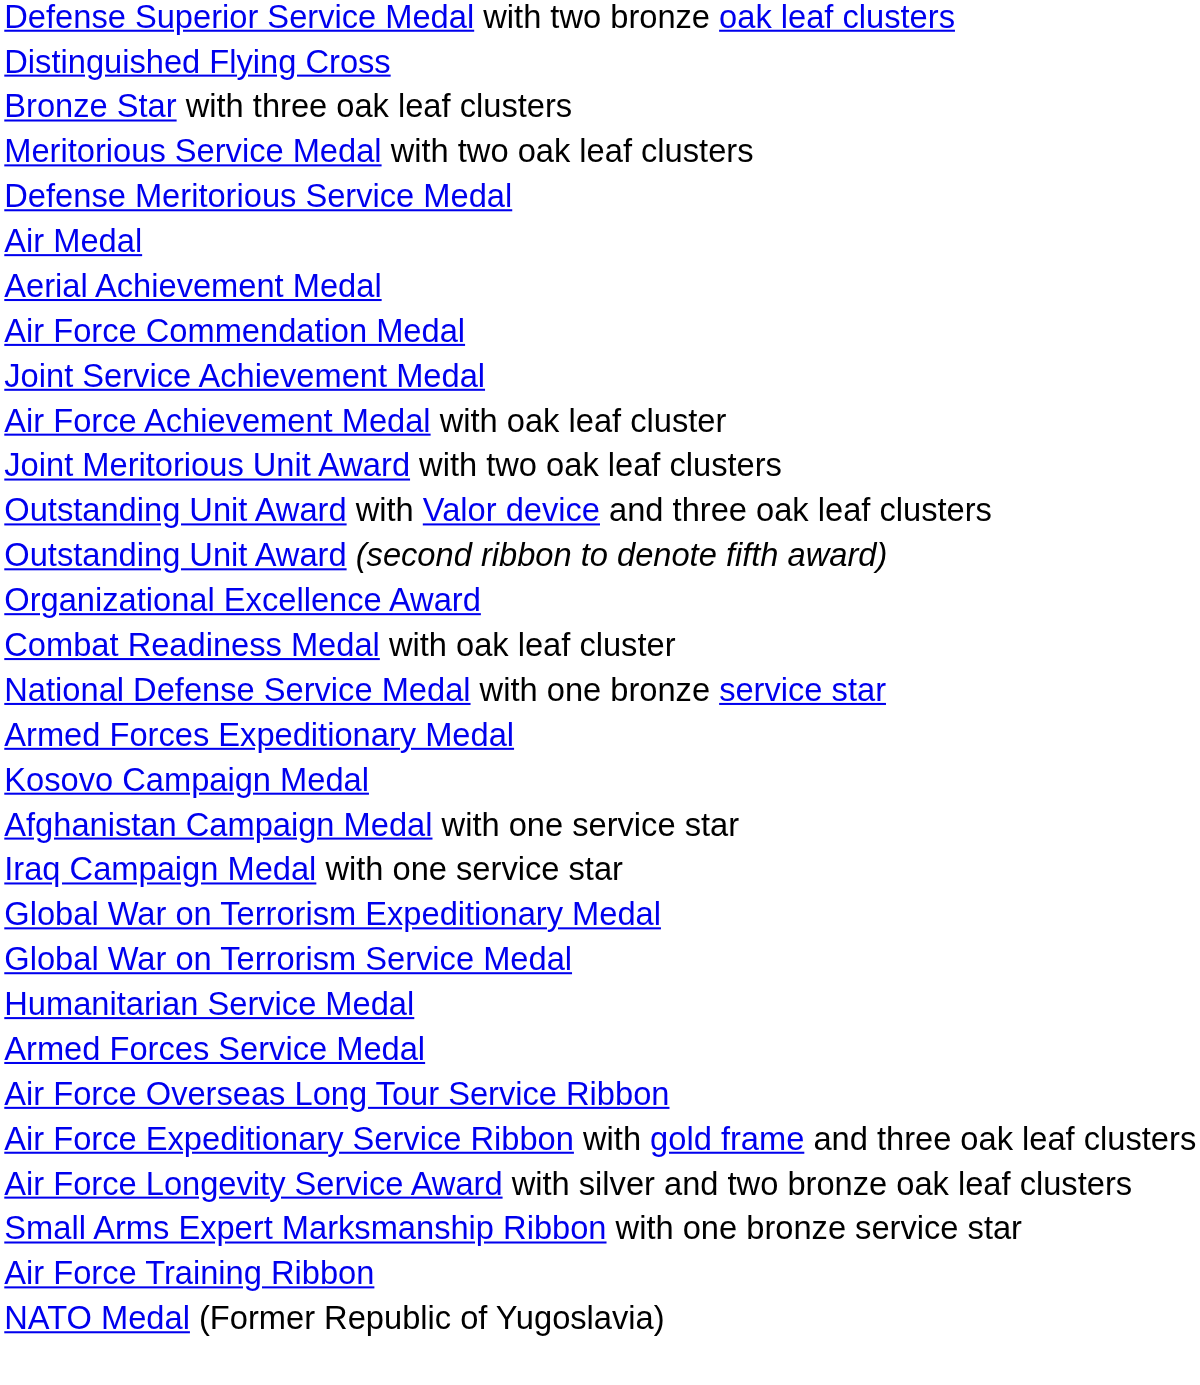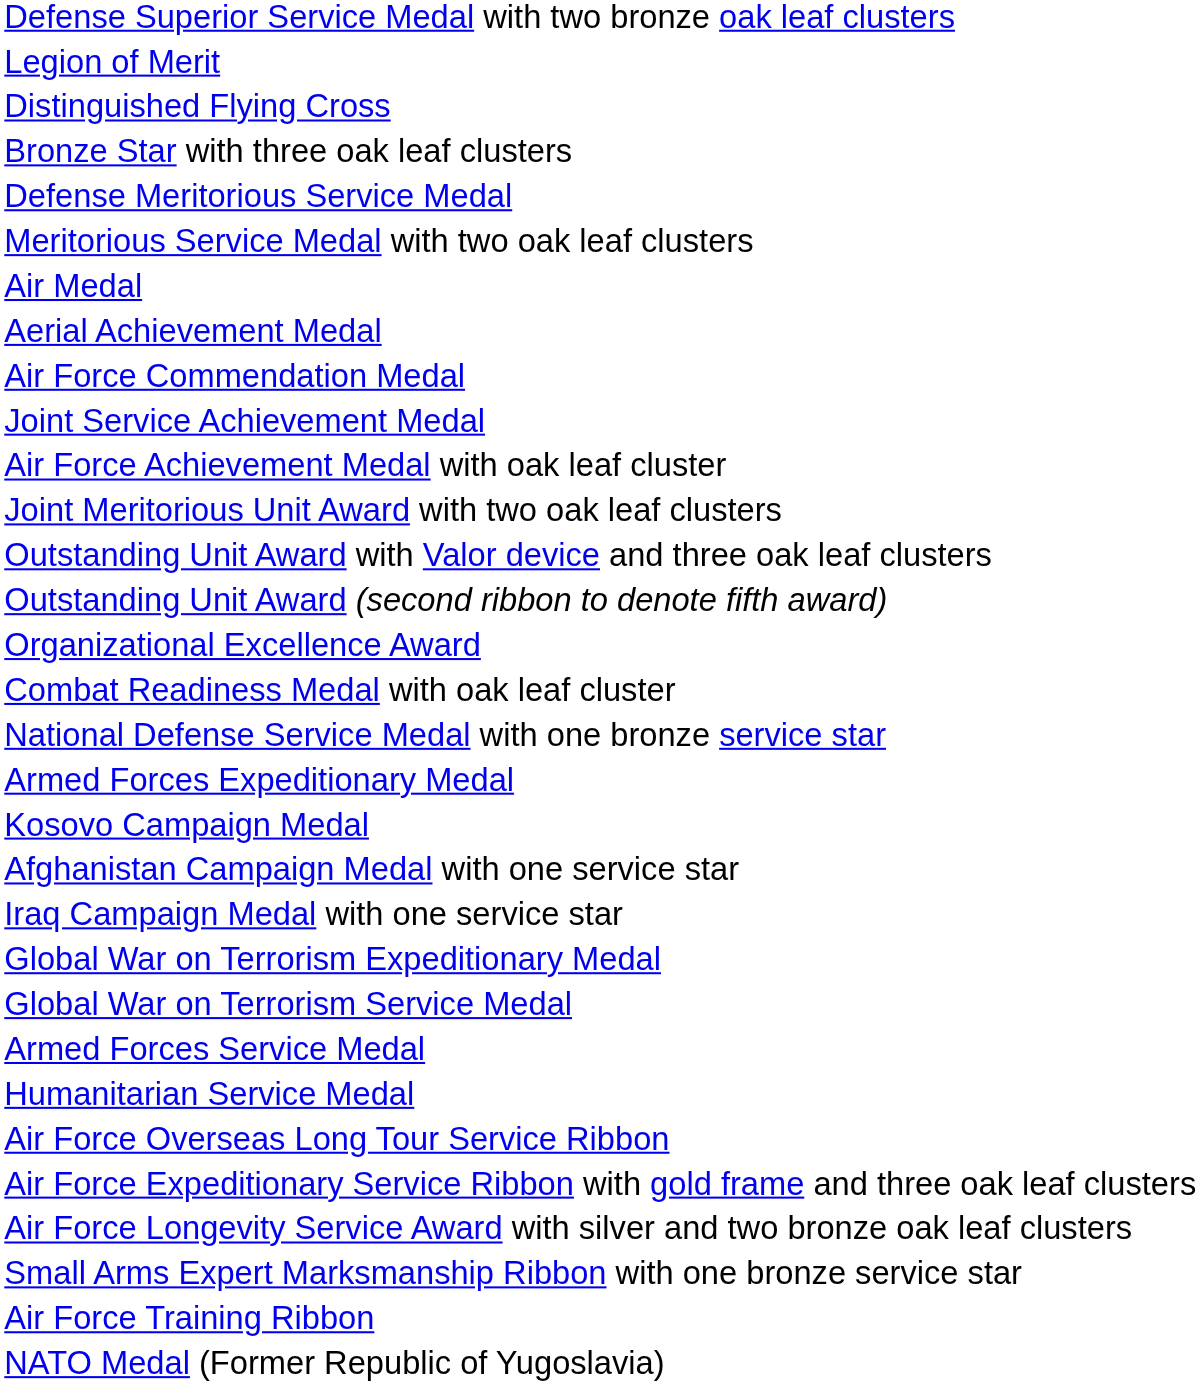+ row: (112, 61)
rows swapped: (258, 196) <-> (379, 151)
rows swapped: (215, 1049) <-> (209, 1004)
